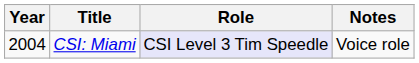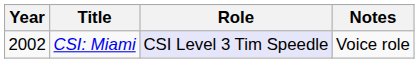(27, 44) 2004 -> (27, 44) 2002
